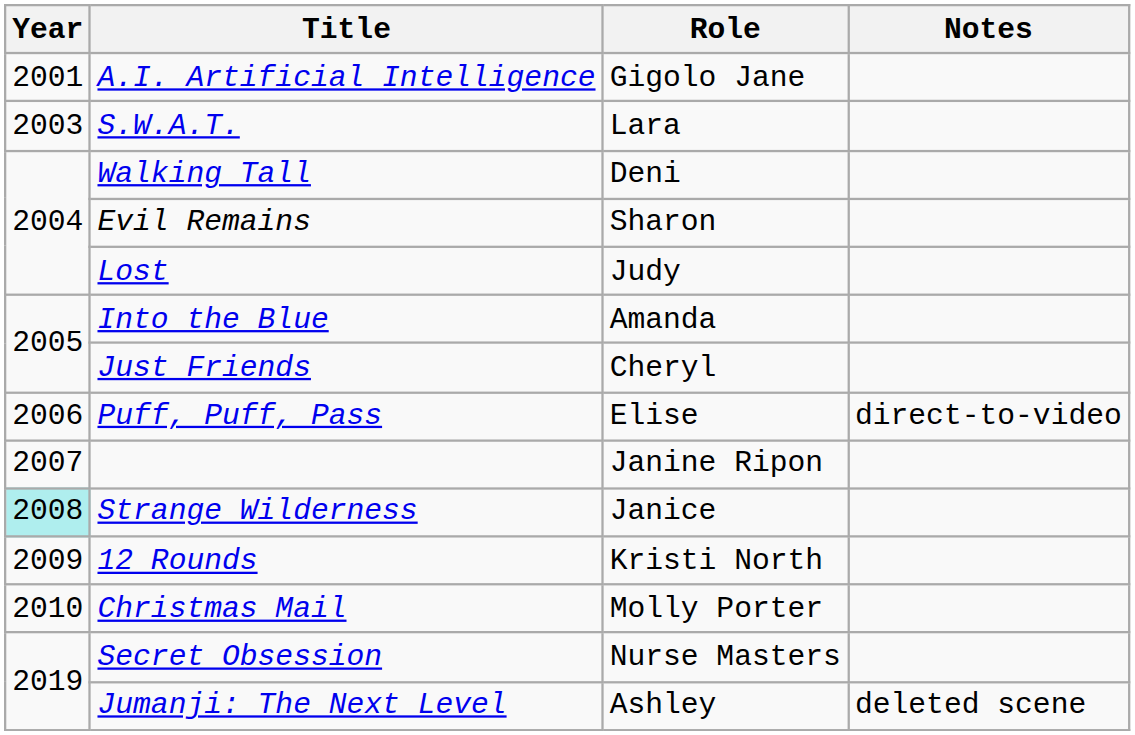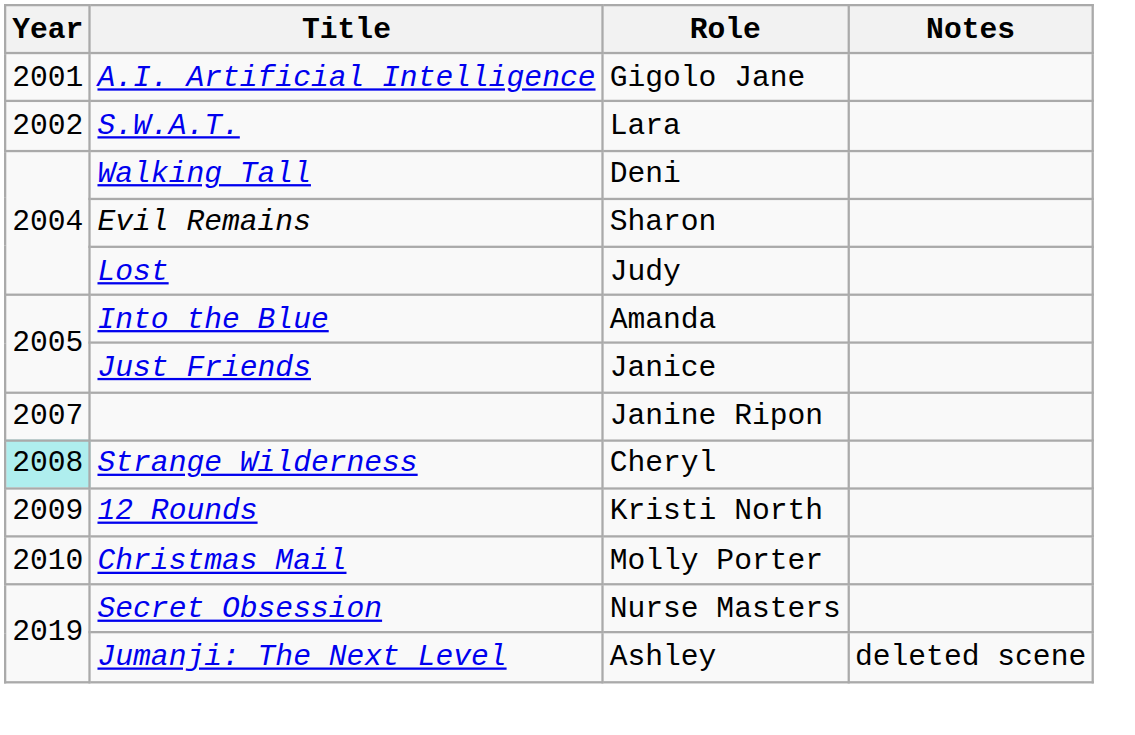(48, 126) 2003 -> (48, 126) 2002
(663, 367) Cheryl -> (663, 367) Janice
- row: (240, 416)
(663, 512) Janice -> (663, 464) Cheryl
